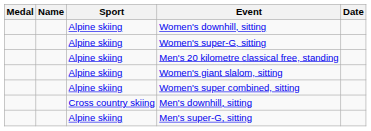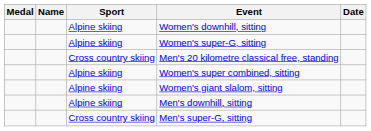(95, 58) Alpine skiing -> (112, 58) Cross country skiing
rows swapped: (221, 73) <-> (229, 88)
(112, 103) Cross country skiing -> (95, 103) Alpine skiing
(95, 118) Alpine skiing -> (112, 118) Cross country skiing
